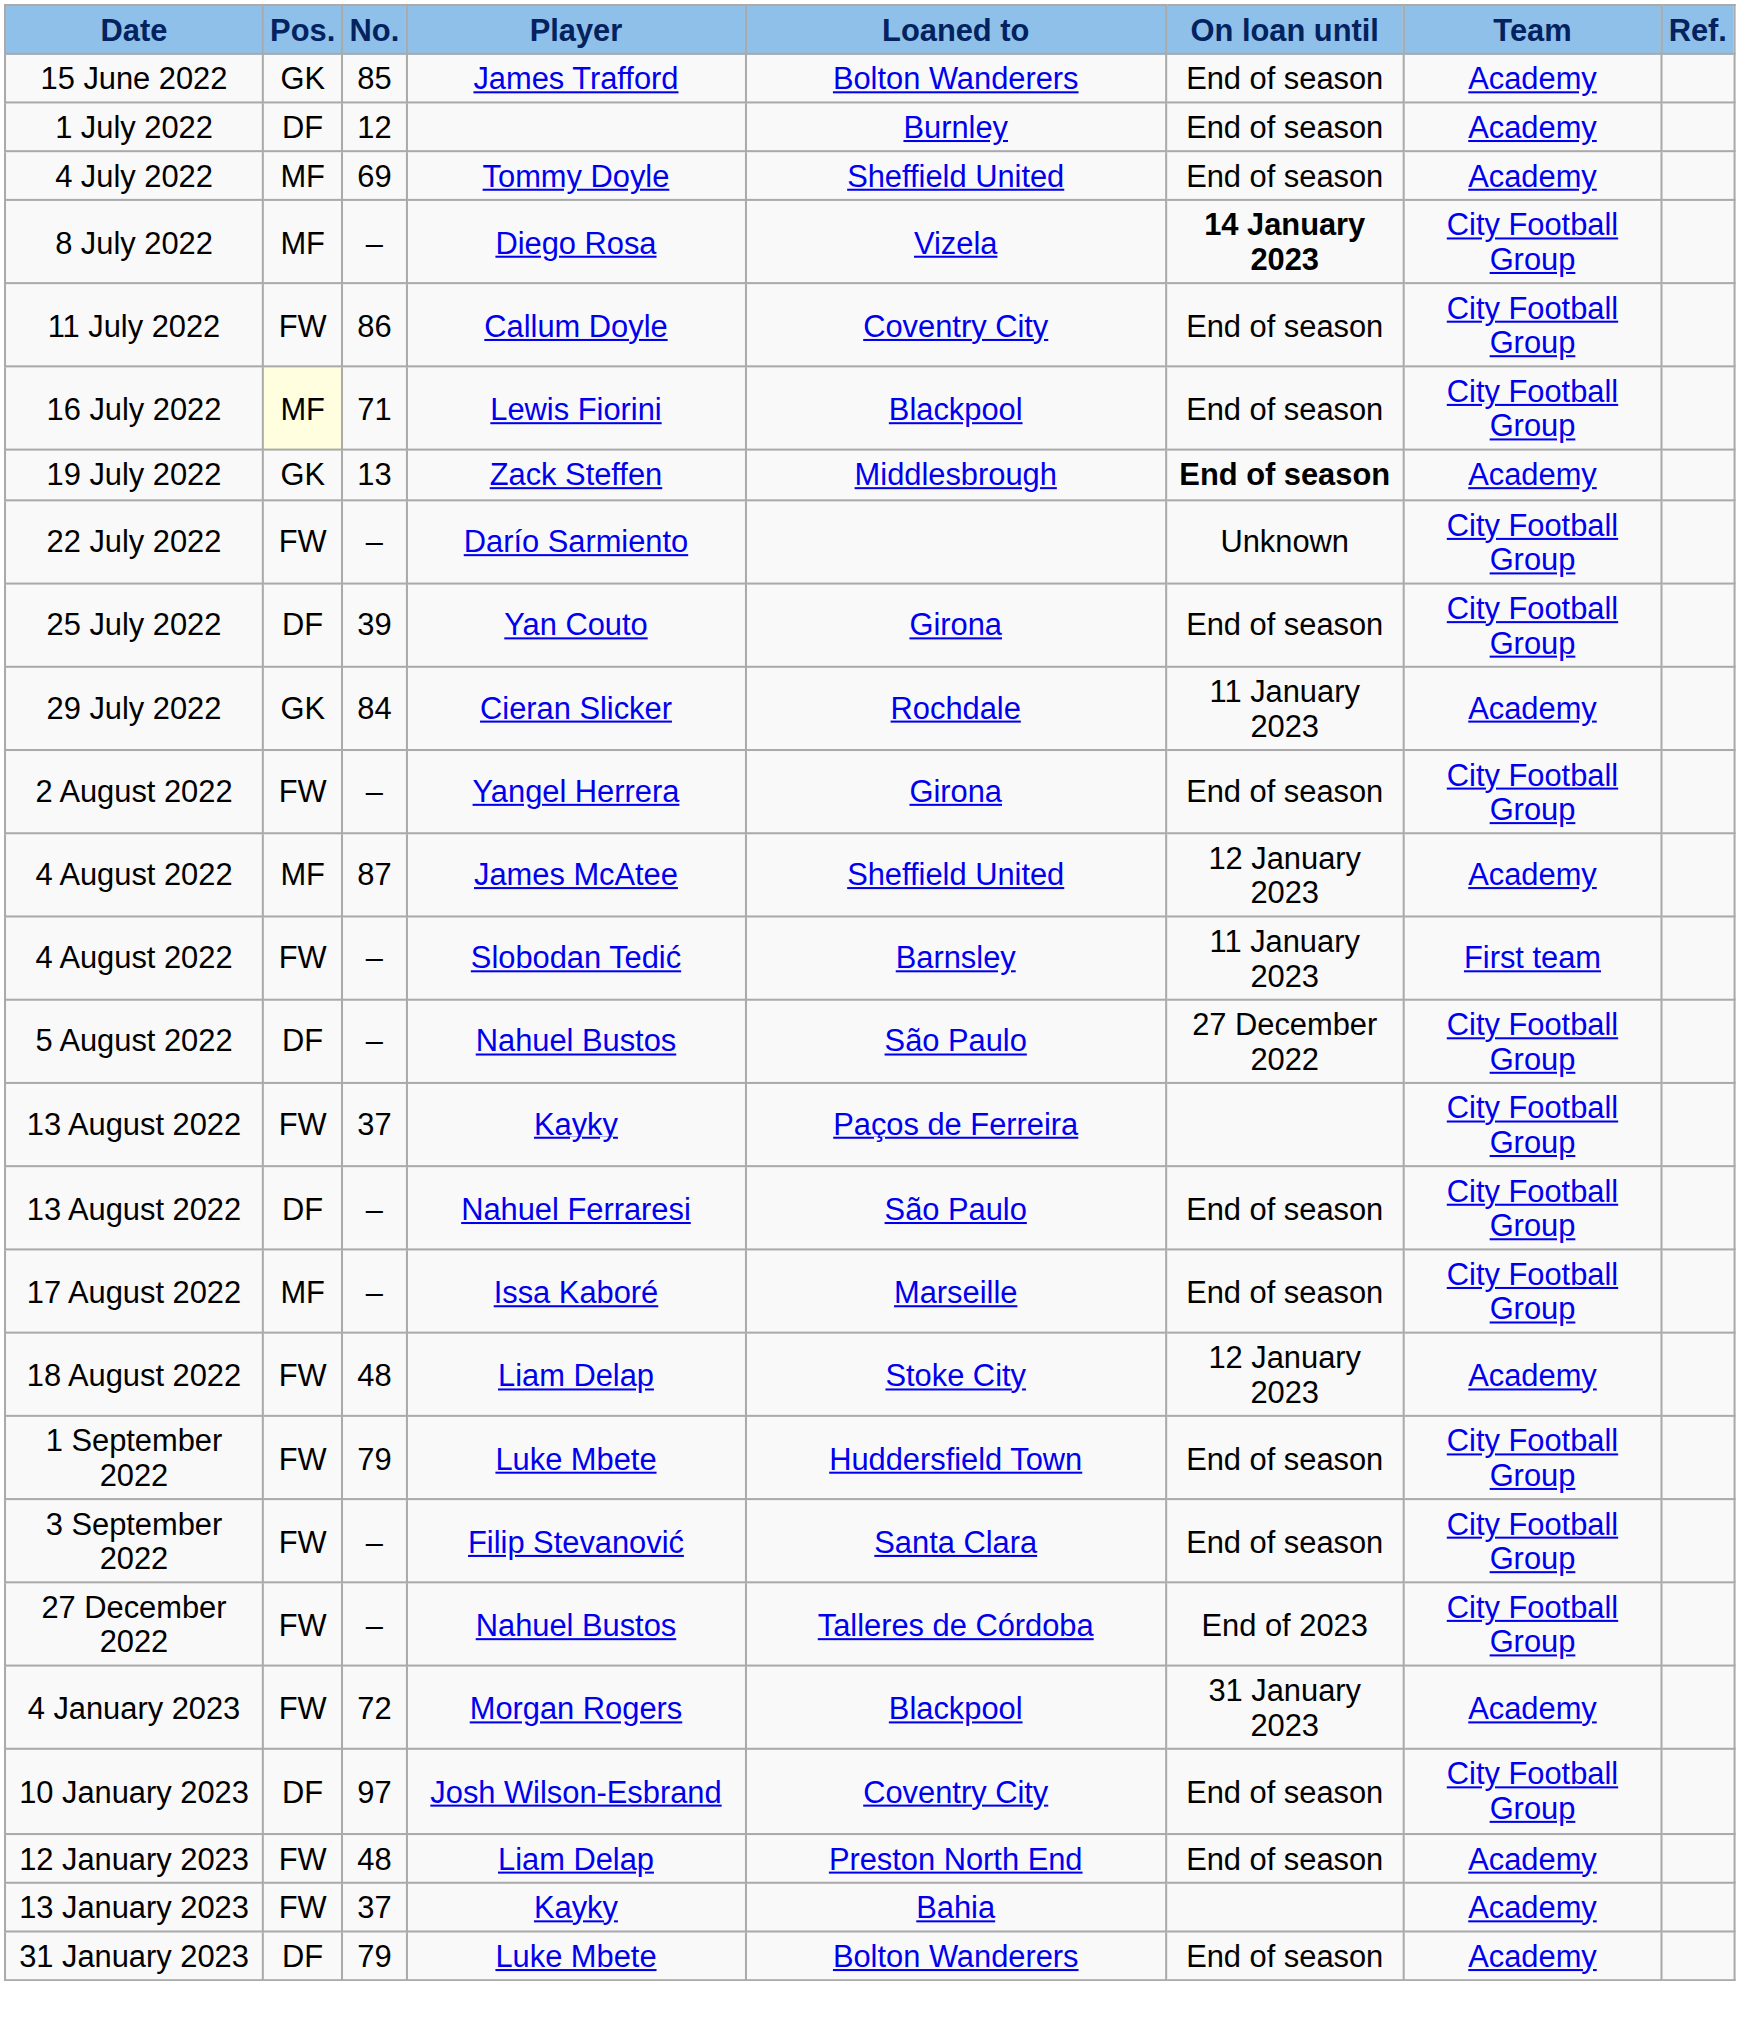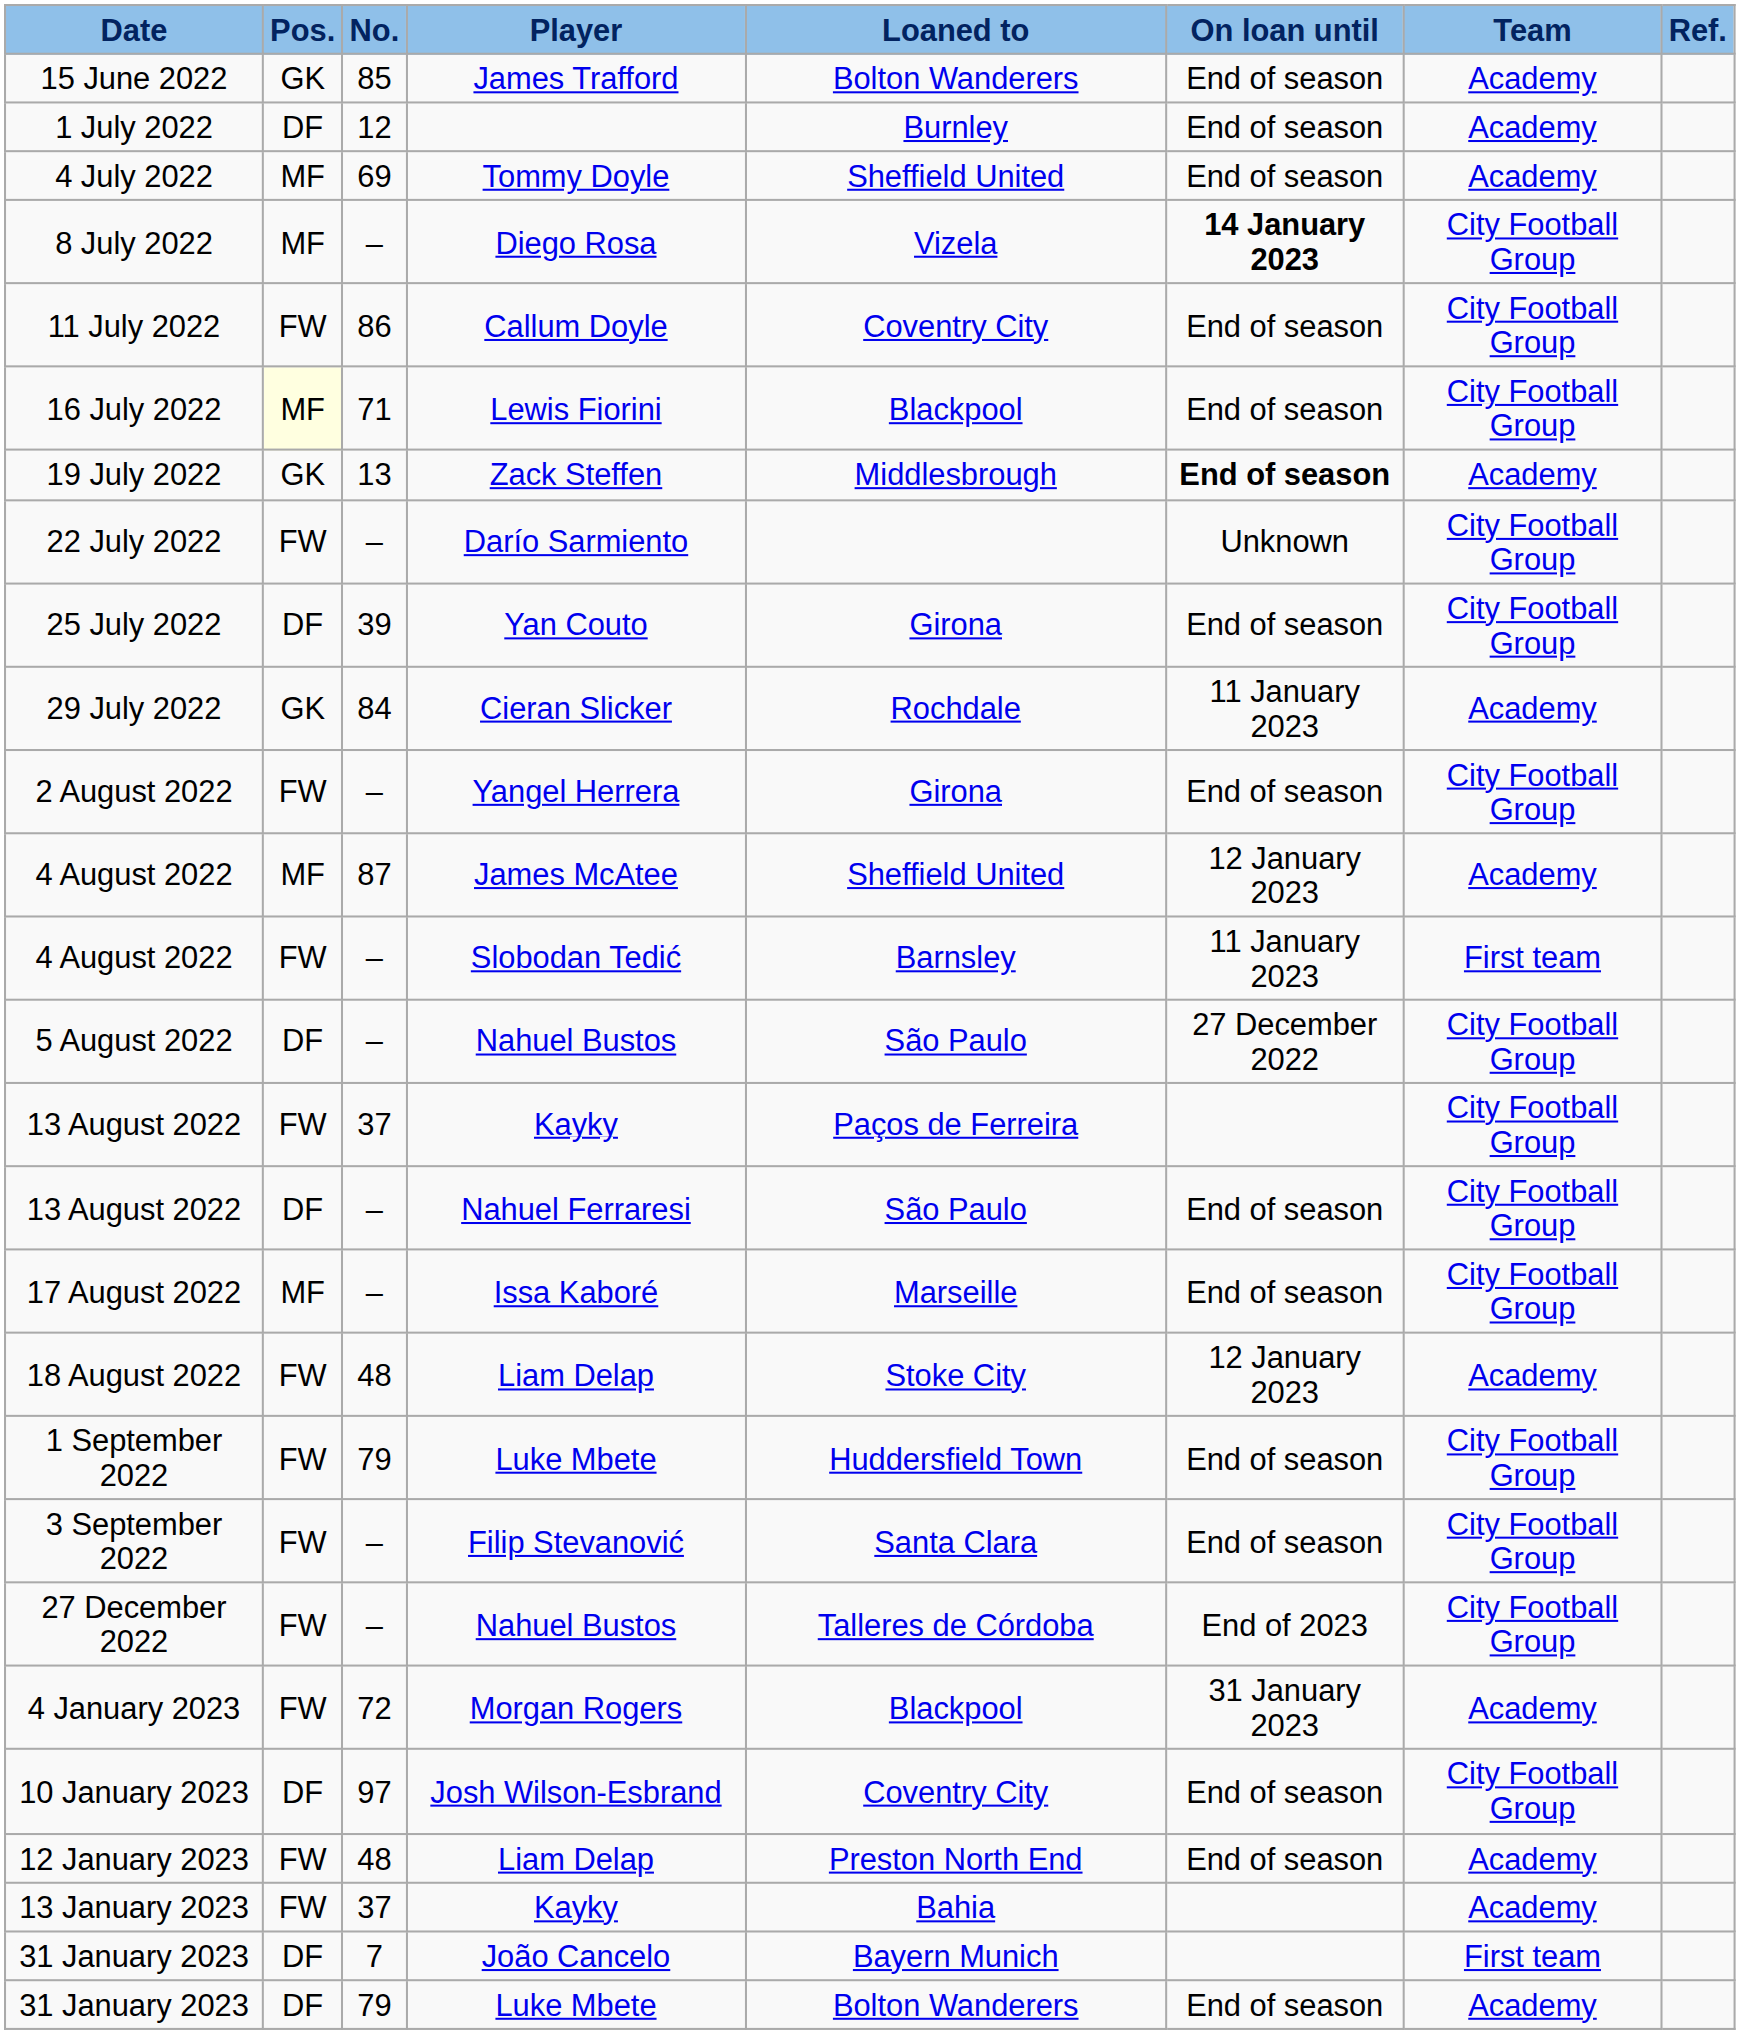+ row: (134, 1955)
